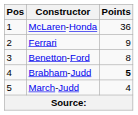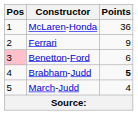(9, 58) no background -> (9, 58) pink background
(128, 58) 8 -> (128, 58) 6
